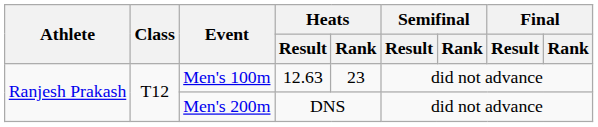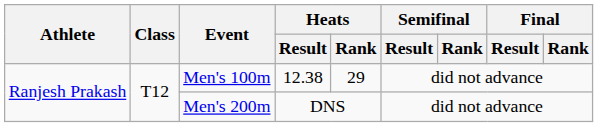(303, 77) 12.63 -> (303, 77) 12.38
(356, 77) 23 -> (356, 77) 29
